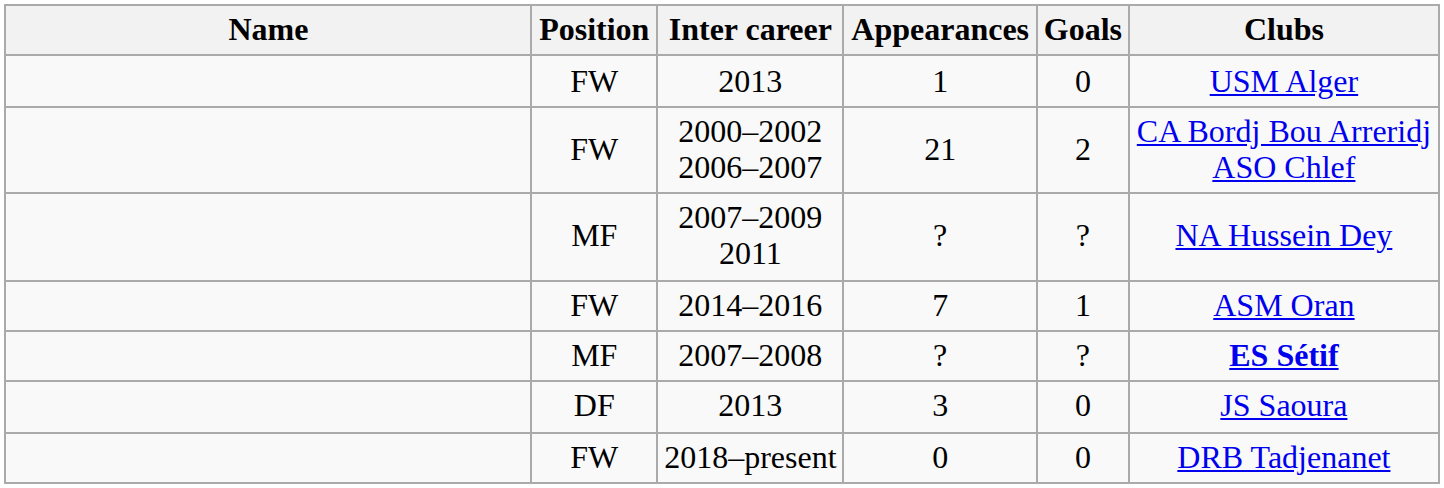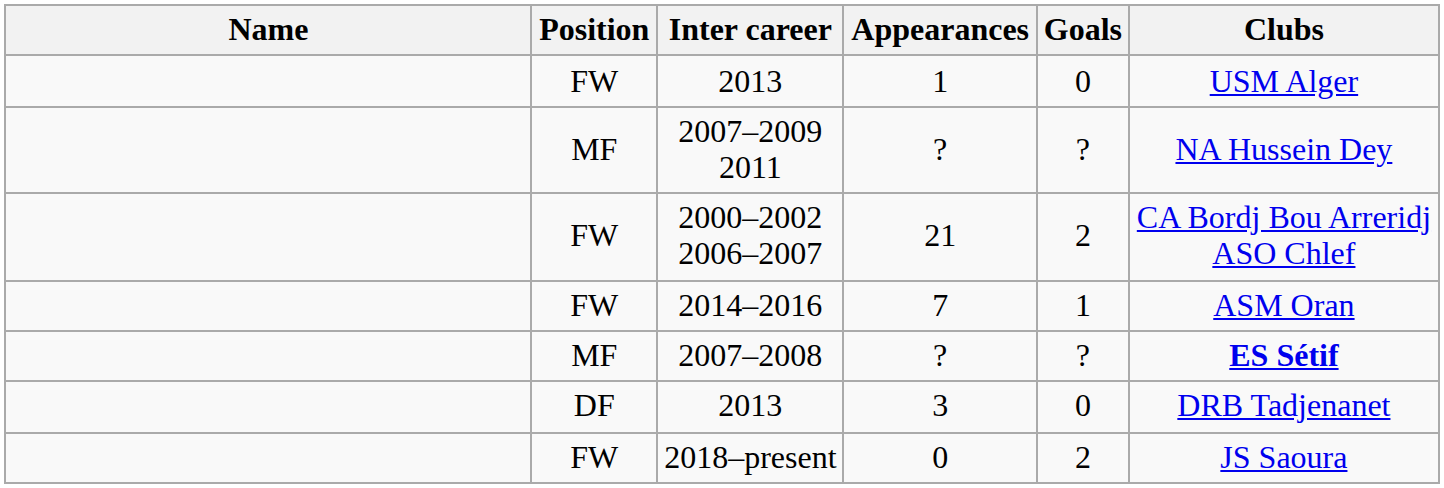rows swapped: (750, 236) <-> (750, 149)
(1284, 406) JS Saoura -> (1284, 406) DRB Tadjenanet
(1083, 457) 0 -> (1083, 457) 2
(1284, 457) DRB Tadjenanet -> (1284, 457) JS Saoura
